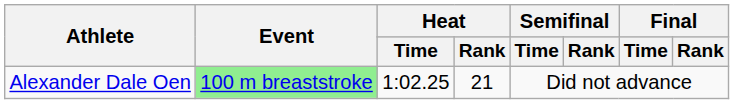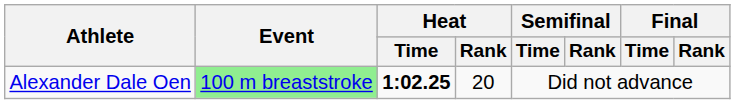(416, 83) normal -> (416, 83) bold
(482, 83) 21 -> (483, 83) 20
